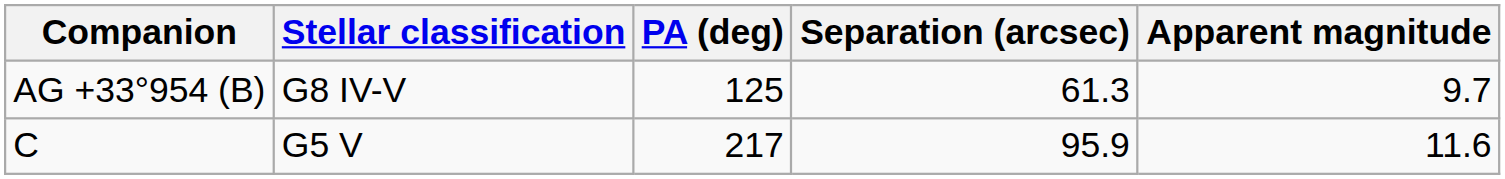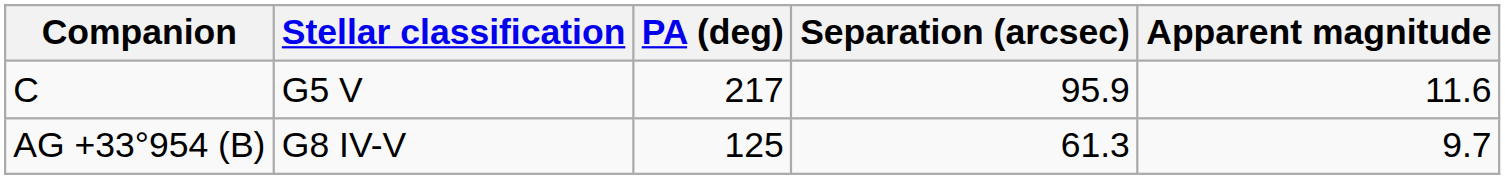rows swapped: (139, 88) <-> (26, 145)
